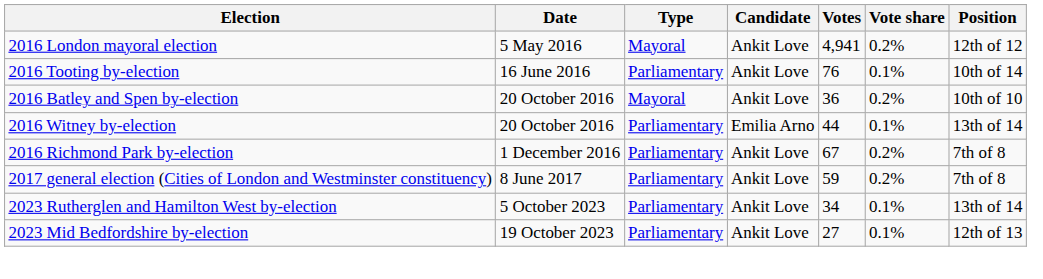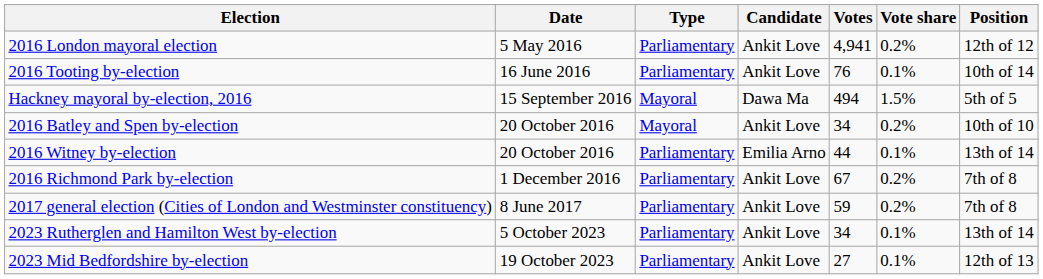(657, 44) Mayoral -> (687, 44) Parliamentary
+ row: (130, 98)
(831, 98) 36 -> (842, 125) 34
